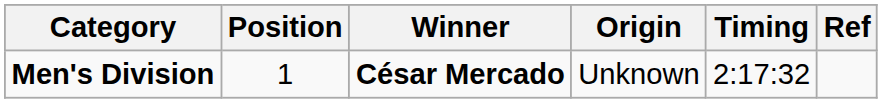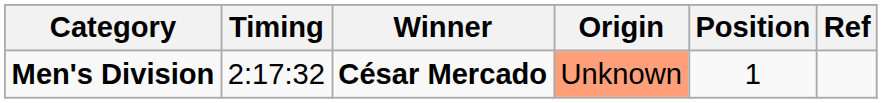columns swapped: (285, 27) <-> (762, 27)
(639, 73) no background -> (621, 73) lightsalmon background
